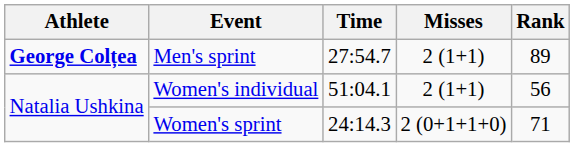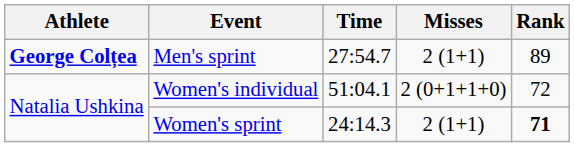(453, 90) 2 (1+1) -> (453, 90) 2 (0+1+1+0)
(540, 90) 56 -> (540, 90) 72
(453, 124) 2 (0+1+1+0) -> (453, 124) 2 (1+1)
(540, 124) normal -> (540, 124) bold
